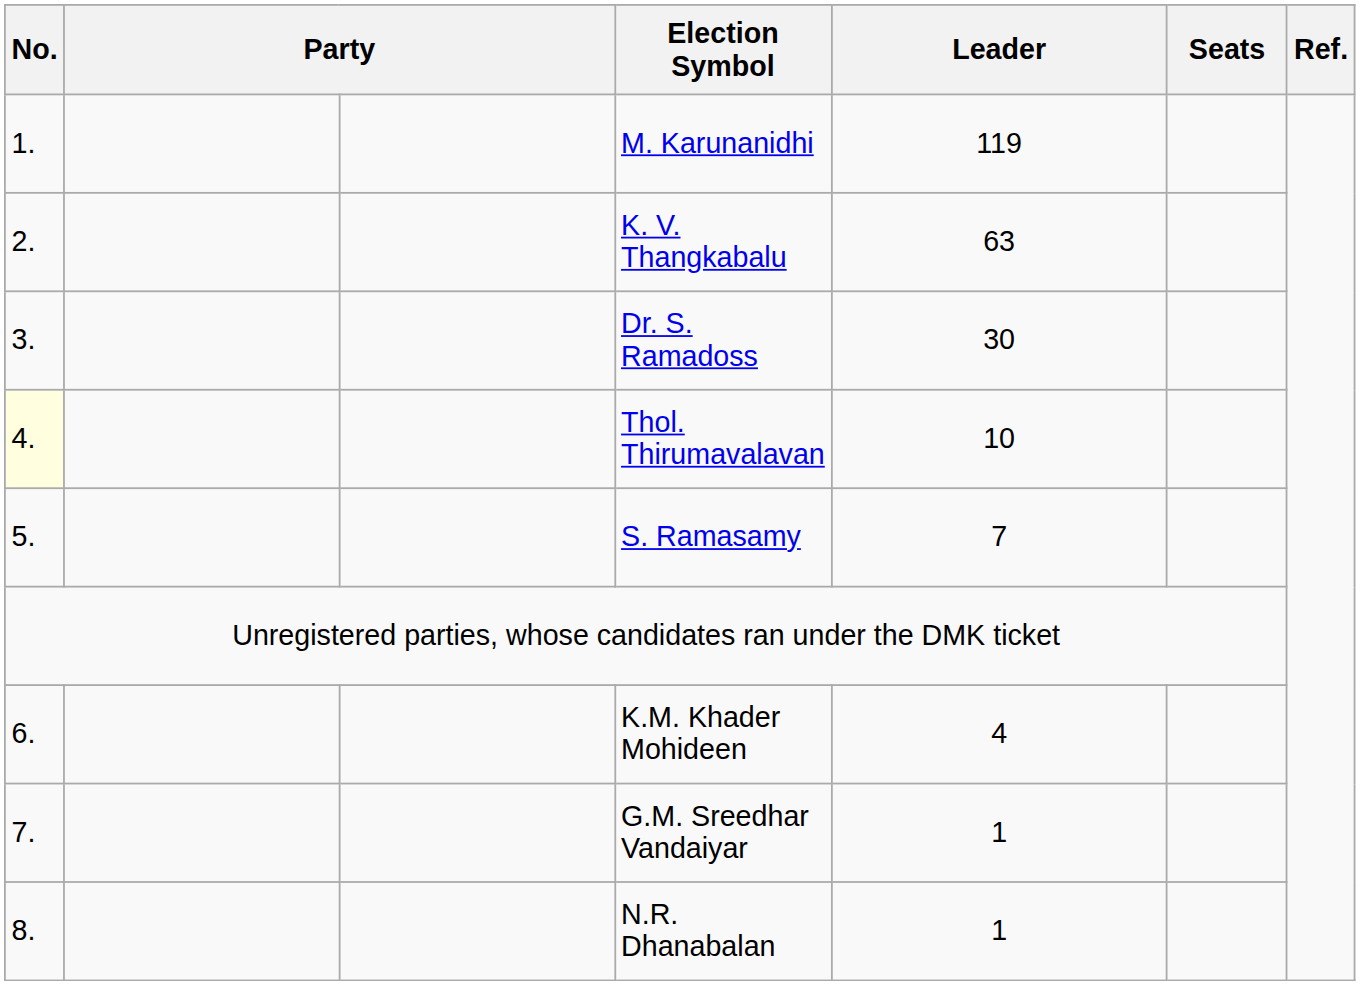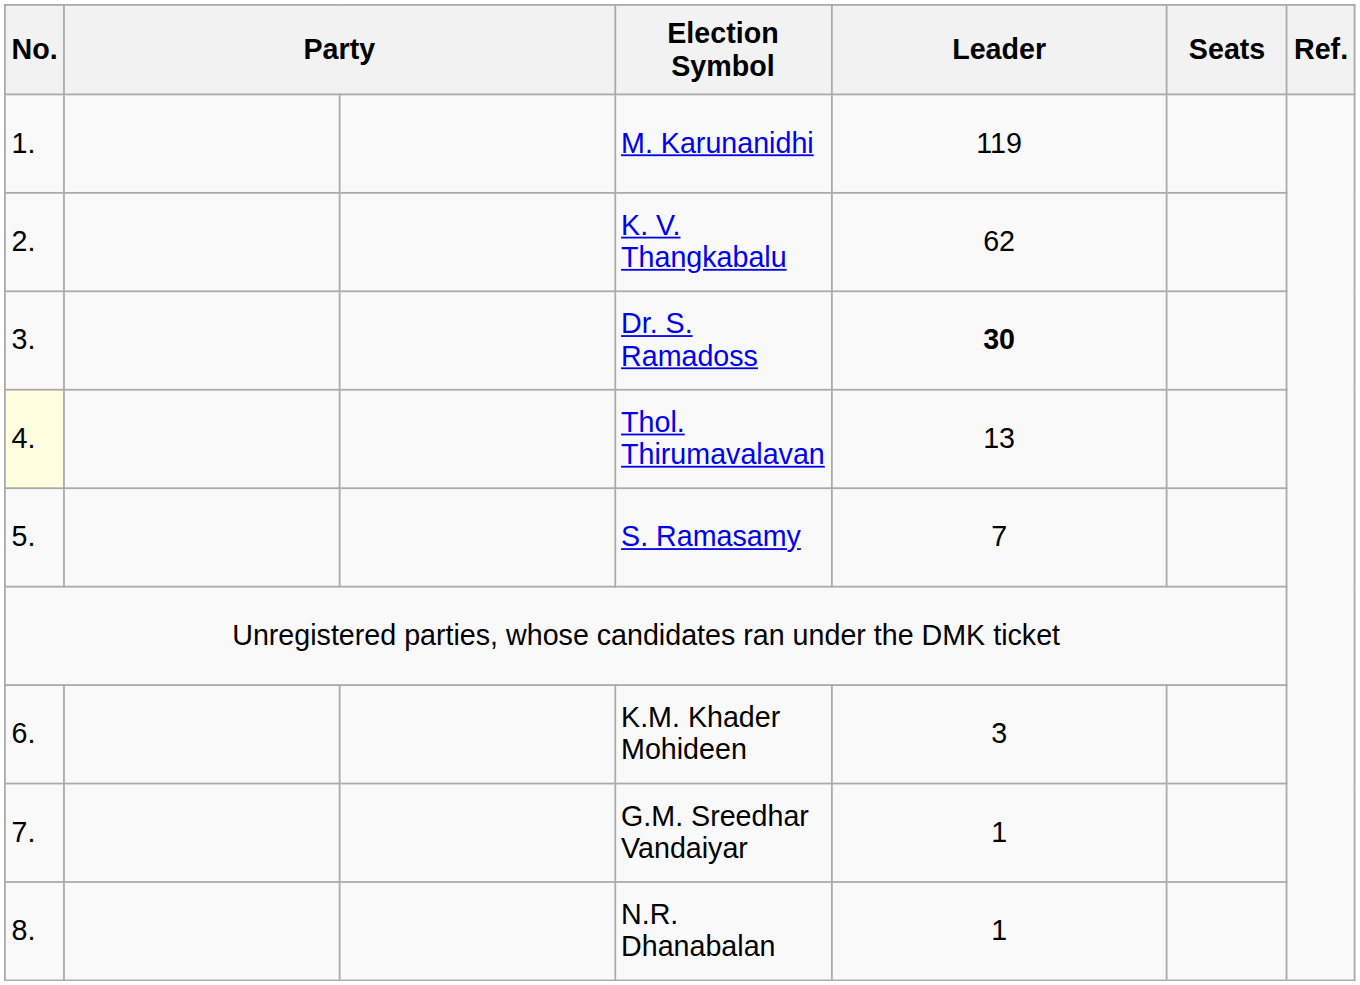(999, 241) 63 -> (999, 241) 62
(999, 340) normal -> (999, 340) bold
(999, 438) 10 -> (999, 438) 13
(999, 733) 4 -> (999, 733) 3
